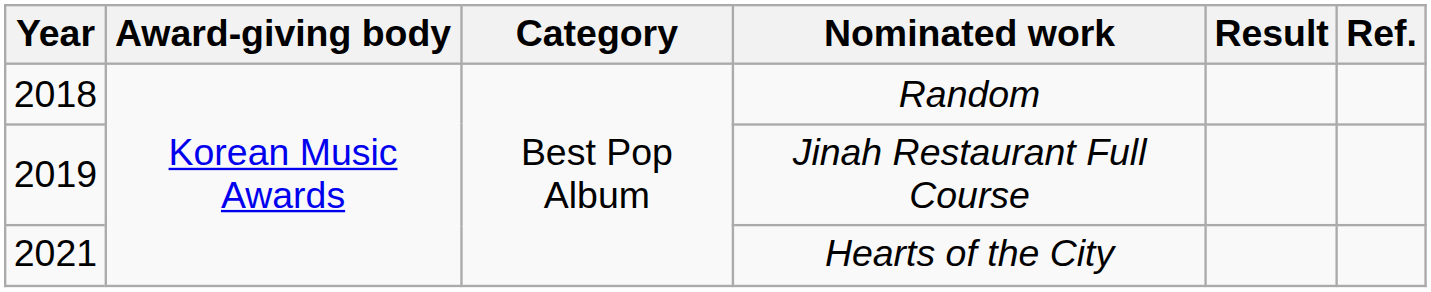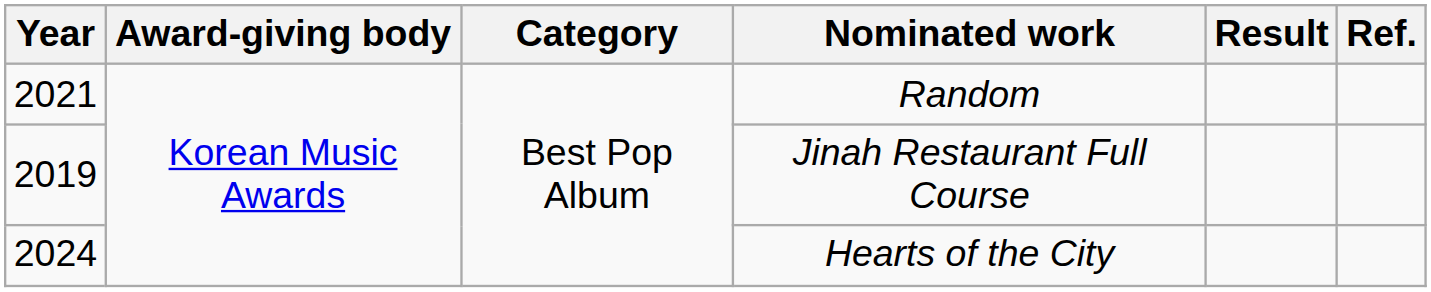(55, 93) 2018 -> (55, 93) 2021
(55, 254) 2021 -> (55, 254) 2024
